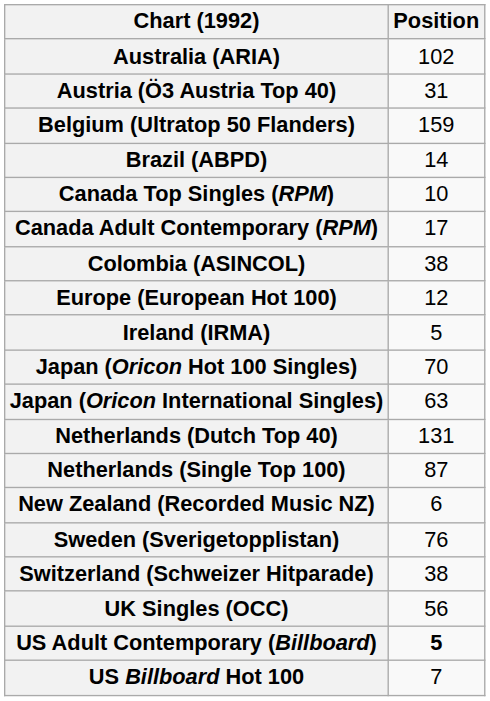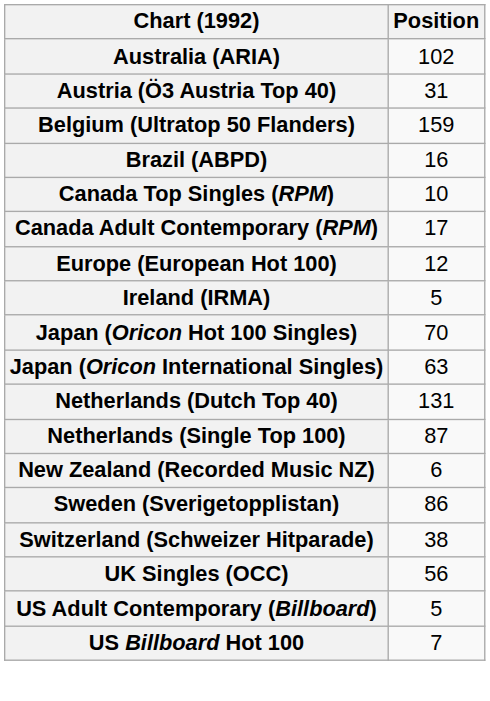(436, 159) 14 -> (436, 159) 16
- row: (197, 263)
(436, 539) 76 -> (436, 504) 86
(436, 642) bold -> (436, 608) normal
